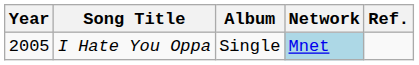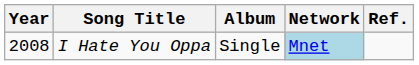(29, 46) 2005 -> (29, 46) 2008
